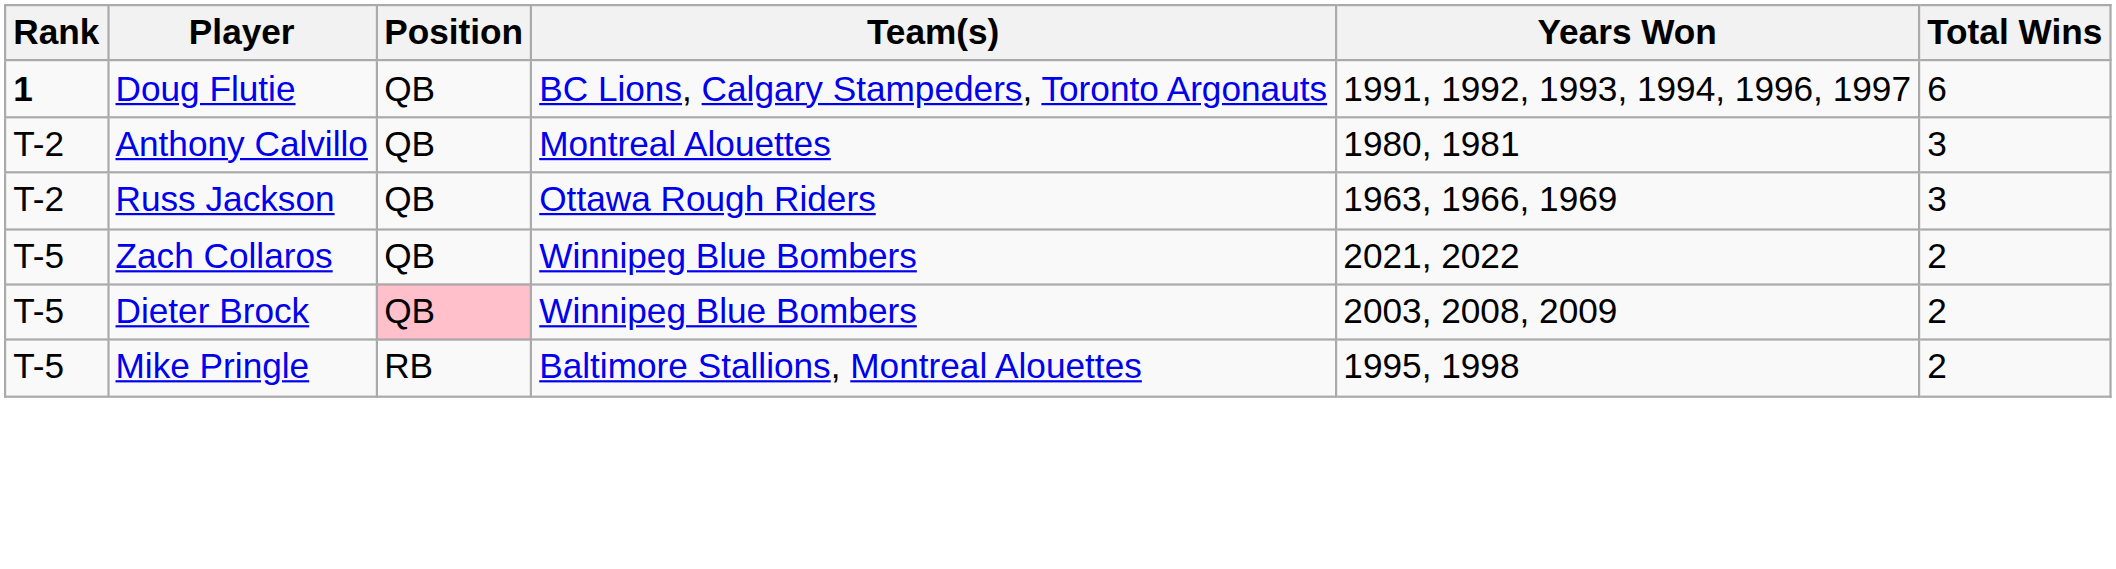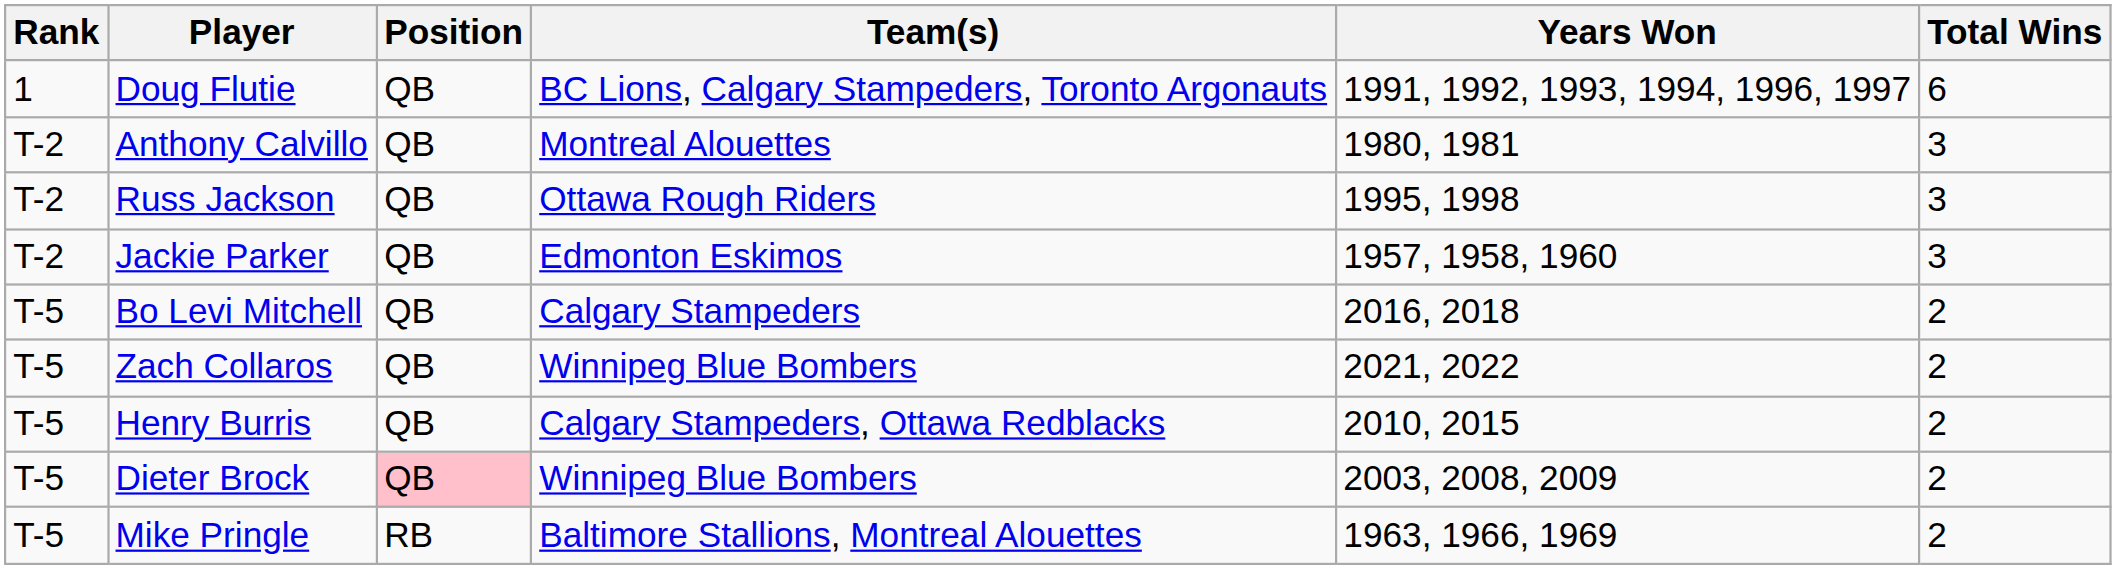(23, 88) bold -> (23, 88) normal
(1480, 199) 1963, 1966, 1969 -> (1431, 199) 1995, 1998
+ row: (222, 255)
+ row: (239, 311)
+ row: (213, 423)
(1431, 367) 1995, 1998 -> (1480, 534) 1963, 1966, 1969
